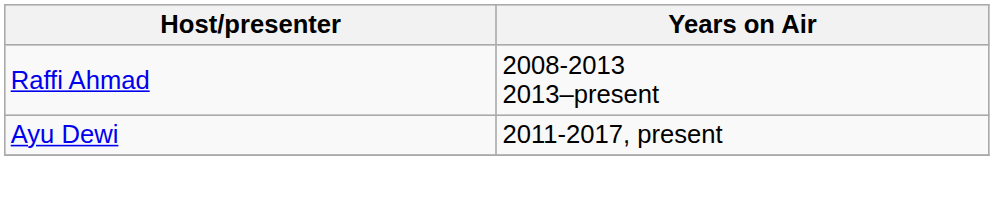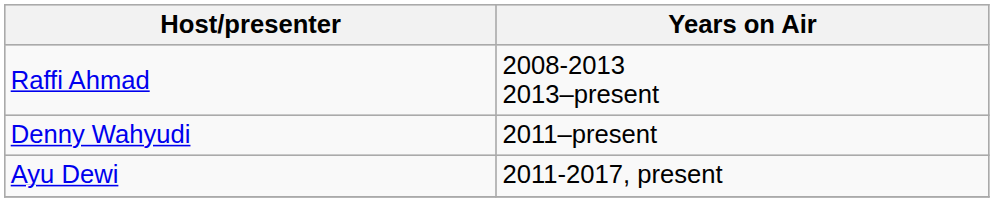+ row: (101, 134)
